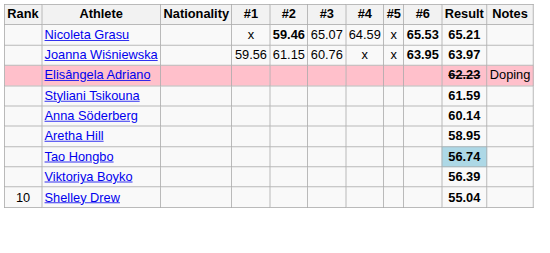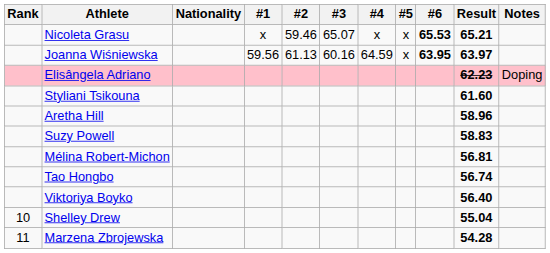(289, 34) bold -> (301, 34) normal
(365, 34) 64.59 -> (377, 34) x
(289, 55) 61.15 -> (301, 55) 61.13
(327, 55) 60.76 -> (339, 55) 60.16
(365, 55) x -> (377, 55) 64.59
(464, 95) 61.59 -> (476, 95) 61.60
- row: (91, 116)
(464, 136) 58.95 -> (476, 116) 58.96
+ row: (79, 136)
+ row: (107, 156)
(464, 156) lightblue background -> (476, 177) no background
(464, 177) 56.39 -> (476, 197) 56.40
+ row: (104, 237)
